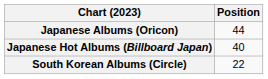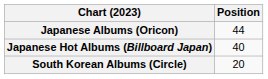(238, 64) 22 -> (238, 64) 20
